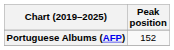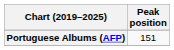(148, 38) 152 -> (148, 38) 151
